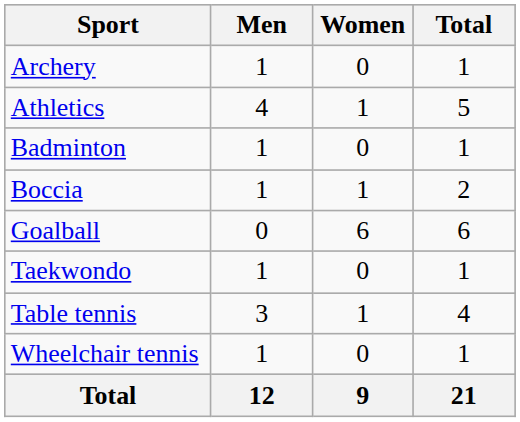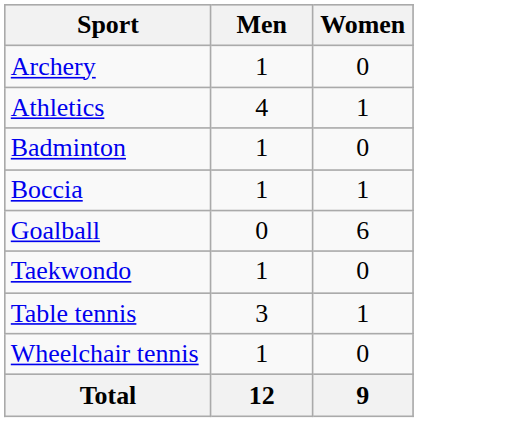- column: (464, 25)
